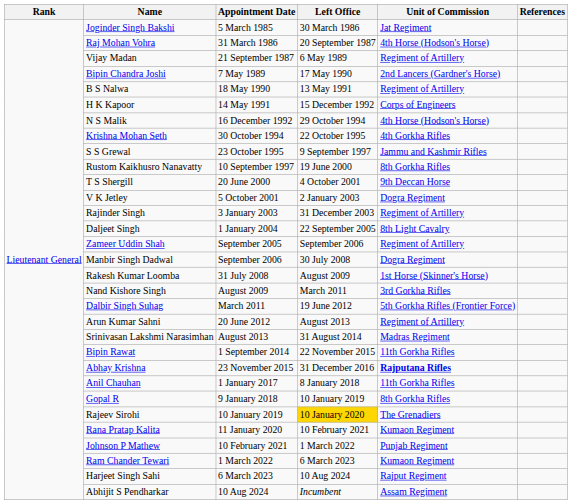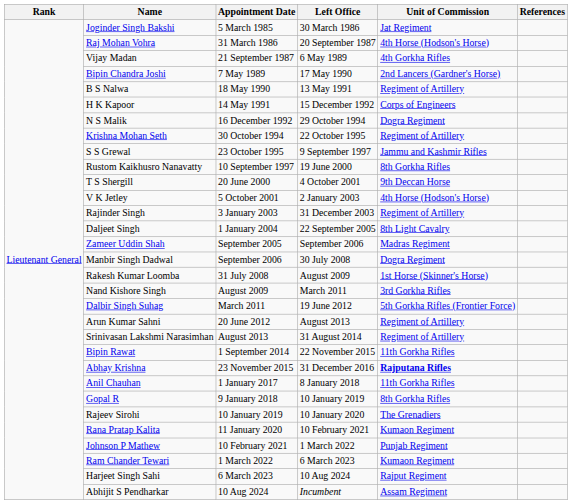(422, 58) Regiment of Artillery -> (415, 58) 4th Gorkha Rifles
(435, 120) 4th Horse (Hodson's Horse) -> (413, 120) Dogra Regiment
(415, 136) 4th Gorkha Rifles -> (422, 136) Regiment of Artillery
(413, 197) Dogra Regiment -> (435, 197) 4th Horse (Hodson's Horse)
(422, 244) Regiment of Artillery -> (415, 244) Madras Regiment
(415, 337) Madras Regiment -> (422, 337) Regiment of Artillery
(332, 414) gold background -> (332, 414) no background
